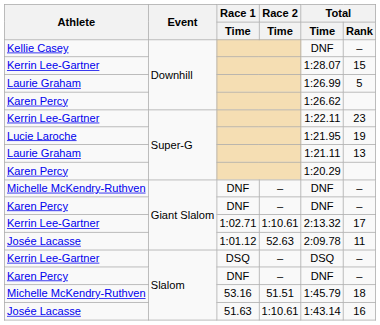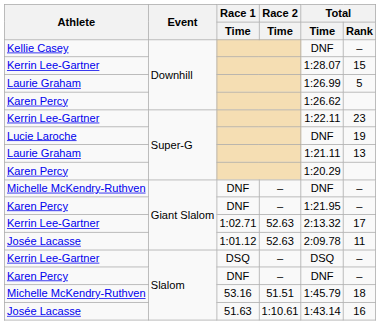(322, 136) 1:21.95 -> (322, 136) DNF
(322, 206) DNF -> (322, 206) 1:21.95
(280, 224) 1:10.61 -> (280, 224) 52.63
